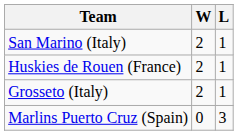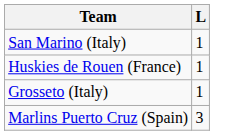- column: (203, 17)
